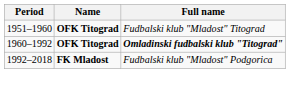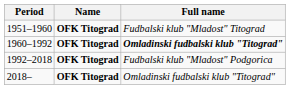(83, 60) FK Mladost -> (88, 60) OFK Titograd
+ row: (19, 76)
